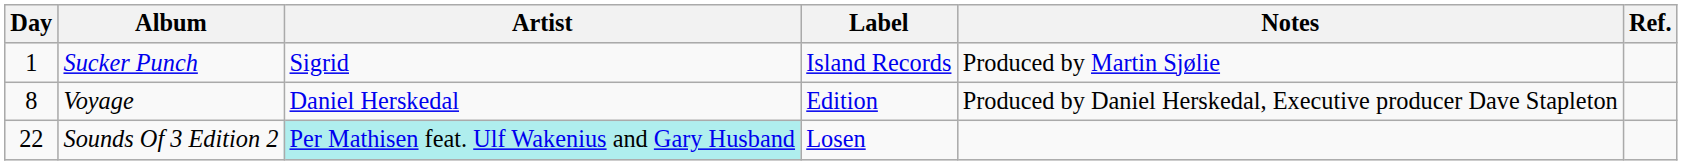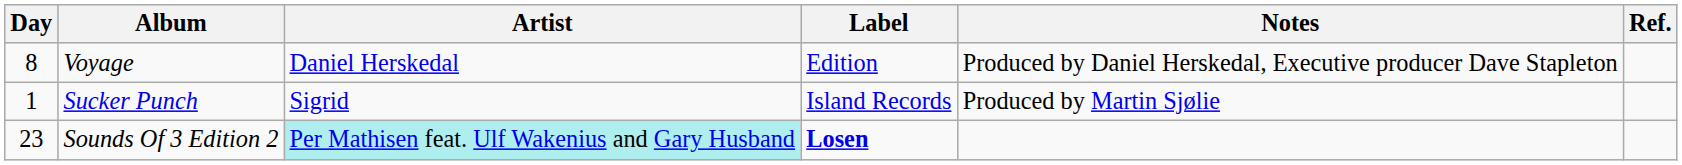rows swapped: (131, 62) <-> (99, 100)
(31, 139) 22 -> (31, 139) 23
(836, 139) normal -> (837, 139) bold
